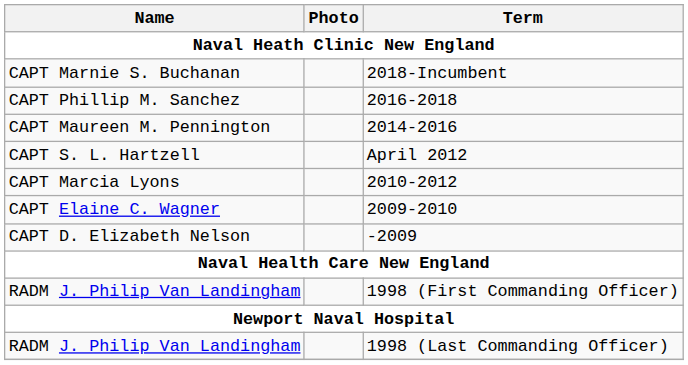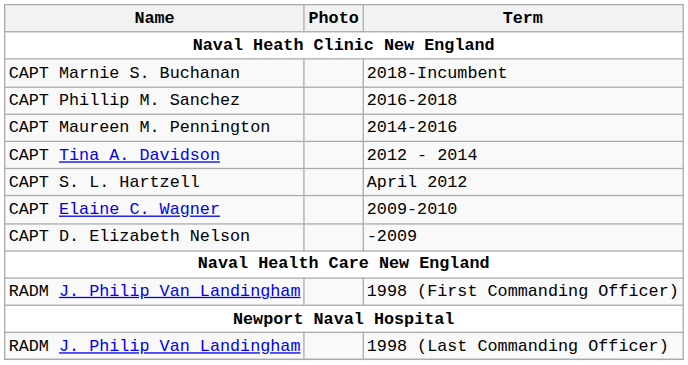+ row: (114, 155)
- row: (94, 182)
